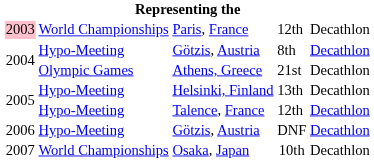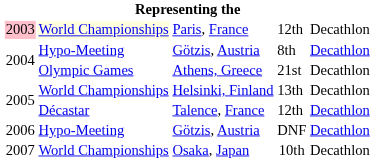(104, 29) no background -> (104, 29) lightyellow background
(81, 90) Hypo-Meeting -> (104, 90) World Championships
(81, 110) Hypo-Meeting -> (64, 110) Décastar
